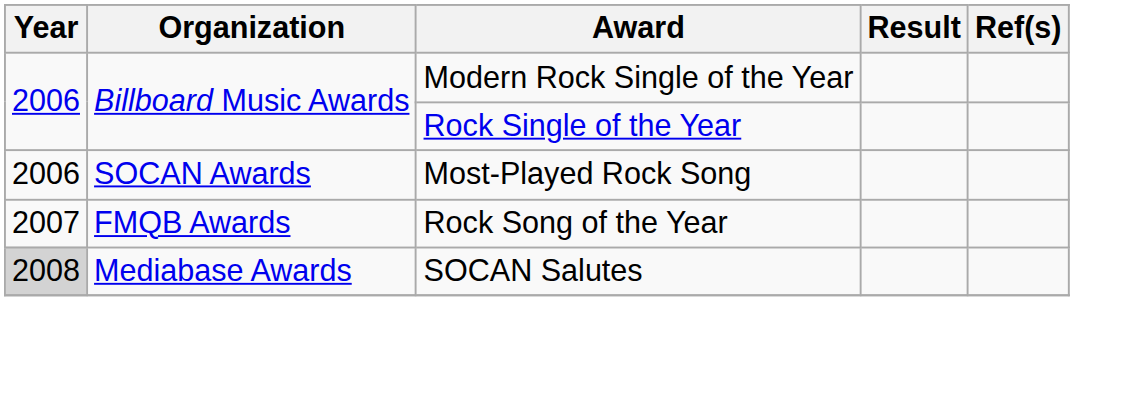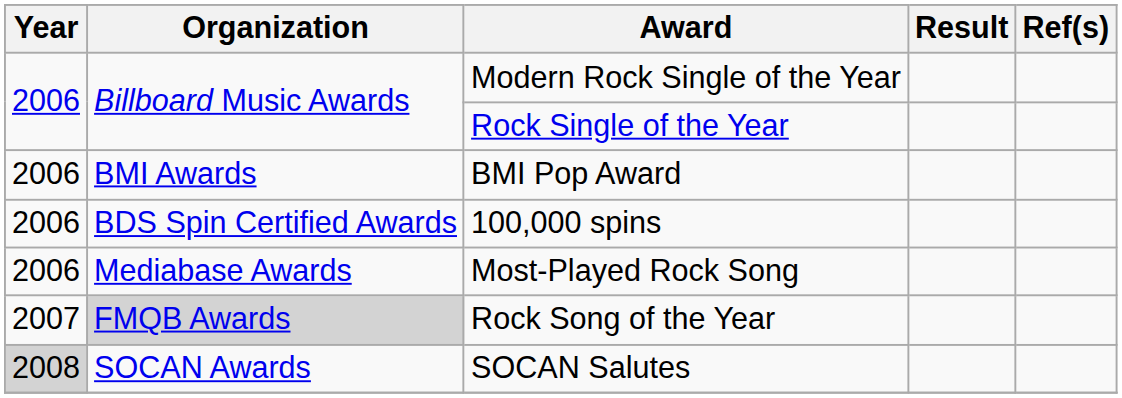+ row: (576, 174)
+ row: (566, 222)
(202, 174) SOCAN Awards -> (223, 271) Mediabase Awards
(192, 222) no background -> (192, 319) lightgrey background
(223, 271) Mediabase Awards -> (202, 367) SOCAN Awards
